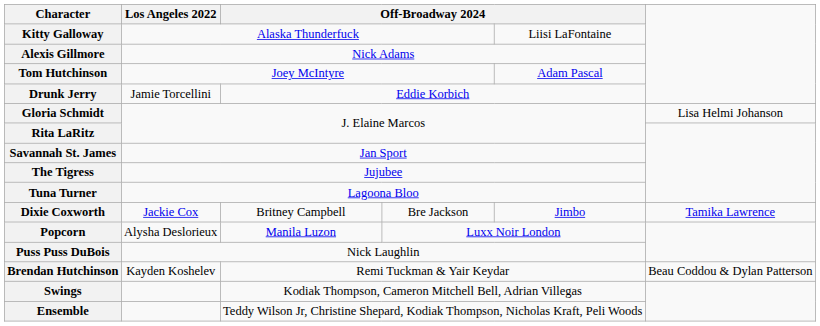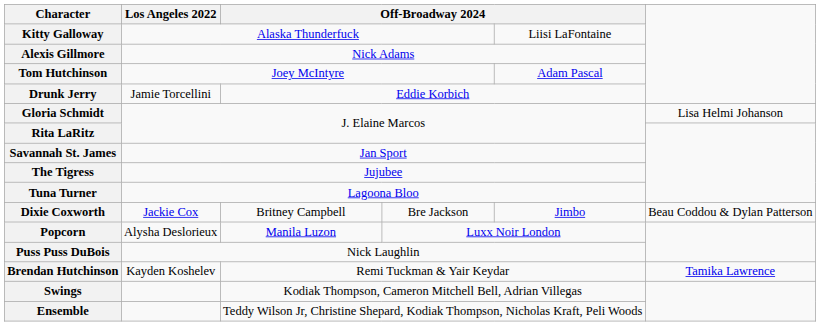(730, 212) Tamika Lawrence -> (730, 212) Beau Coddou & Dylan Patterson
(730, 271) Beau Coddou & Dylan Patterson -> (730, 271) Tamika Lawrence
